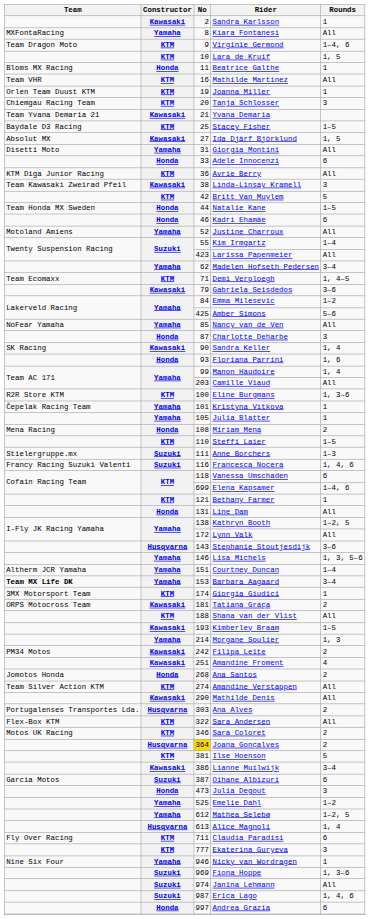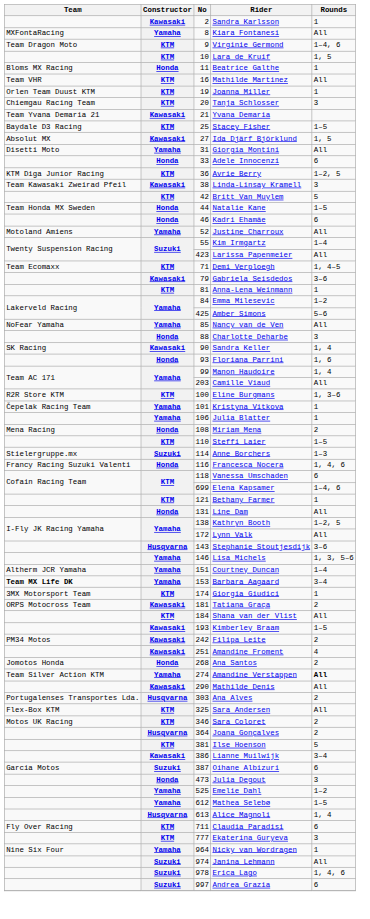(329, 173) All -> (327, 173) 1–2, 5
- row: (266, 267)
+ row: (252, 290)
(204, 337) 87 -> (204, 337) 88
(202, 418) 105 -> (202, 418) 106
(202, 453) 111 -> (202, 453) 114
(167, 465) Suzuki -> (167, 465) Honda
(202, 617) 188 -> (202, 617) 184
- row: (246, 640)
(167, 687) KTM -> (167, 675) Yamaha
(329, 687) normal -> (320, 675) bold
(202, 722) 322 -> (202, 710) 325
(202, 745) gold background -> (202, 733) no background
(336, 815) 1–2, 5 -> (320, 803) 1–5
(202, 862) 946 -> (202, 850) 964
- row: (237, 873)
(202, 897) 987 -> (202, 873) 978
(167, 908) Honda -> (167, 885) Suzuki
